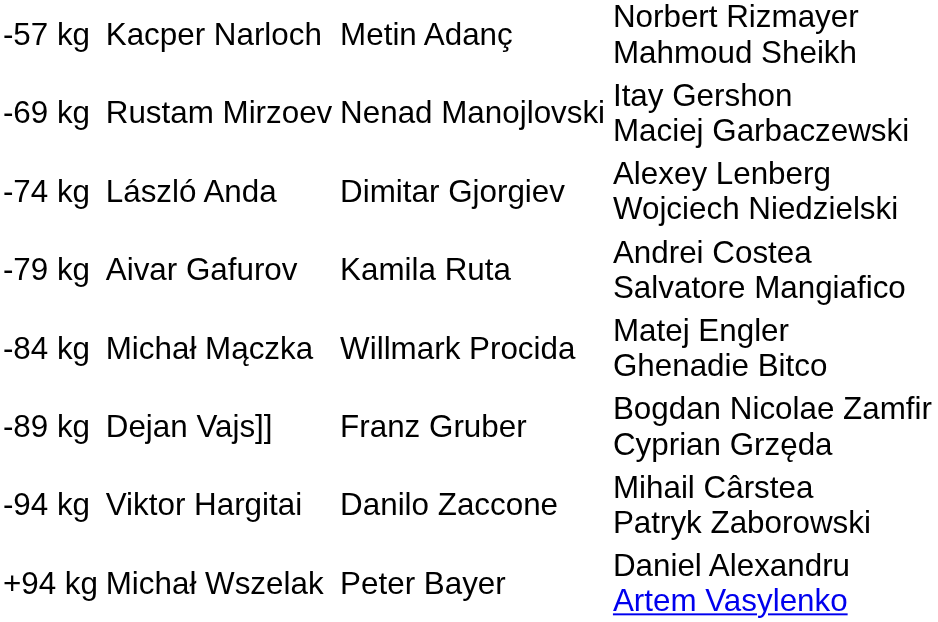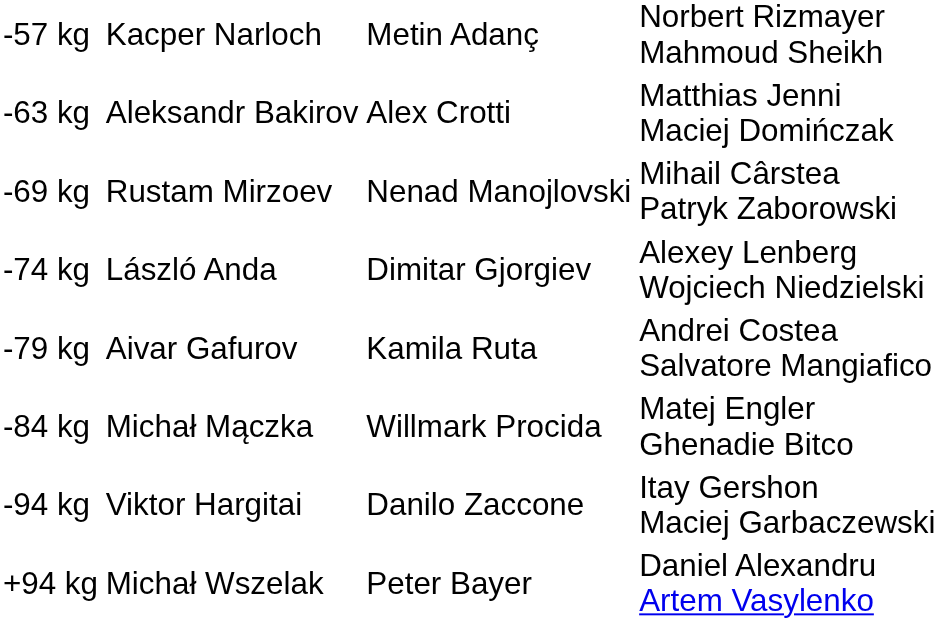+ row: (46, 113)
(761, 113) Itay Gershon Maciej Garbaczewski -> (768, 191) Mihail Cârstea Patryk Zaborowski
- row: (46, 426)
(742, 505) Mihail Cârstea Patryk Zaborowski -> (787, 505) Itay Gershon Maciej Garbaczewski
